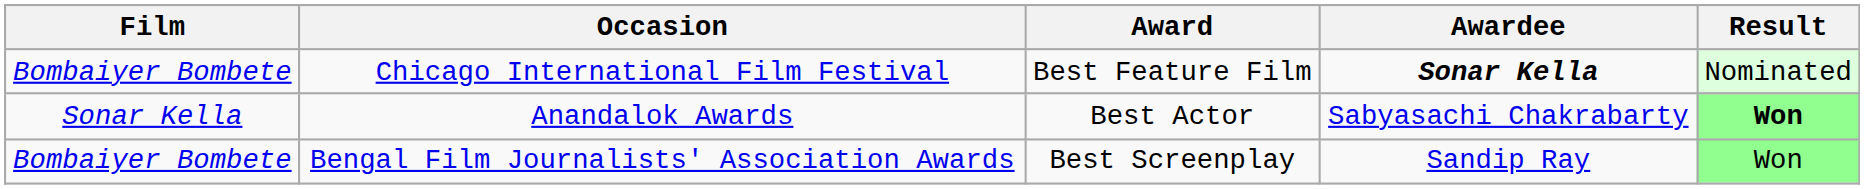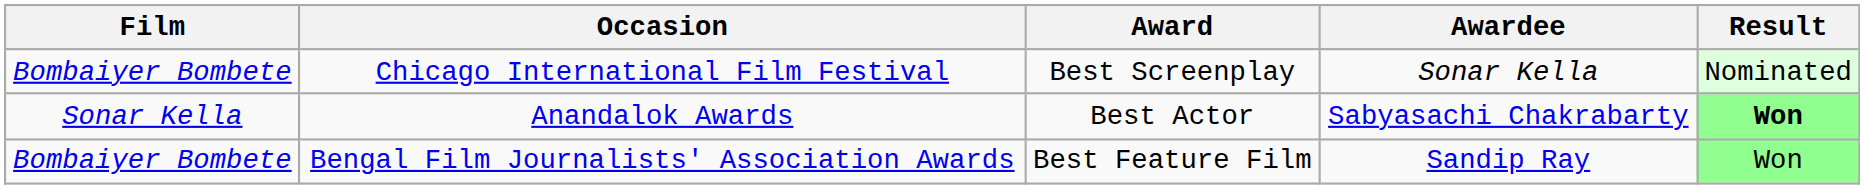(1172, 72) Best Feature Film -> (1172, 72) Best Screenplay
(1508, 72) bold -> (1508, 72) normal
(1172, 161) Best Screenplay -> (1172, 161) Best Feature Film
